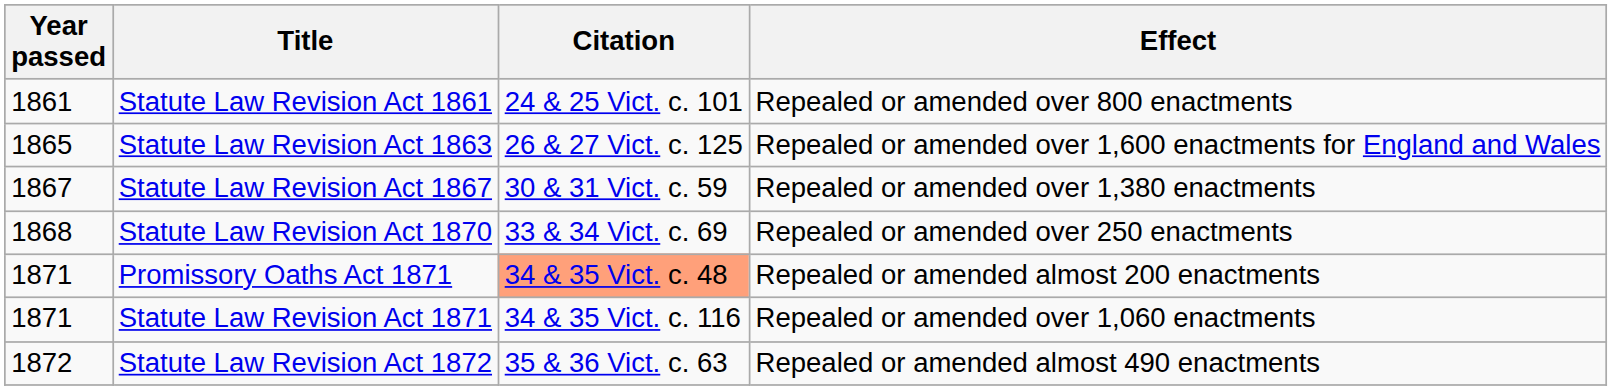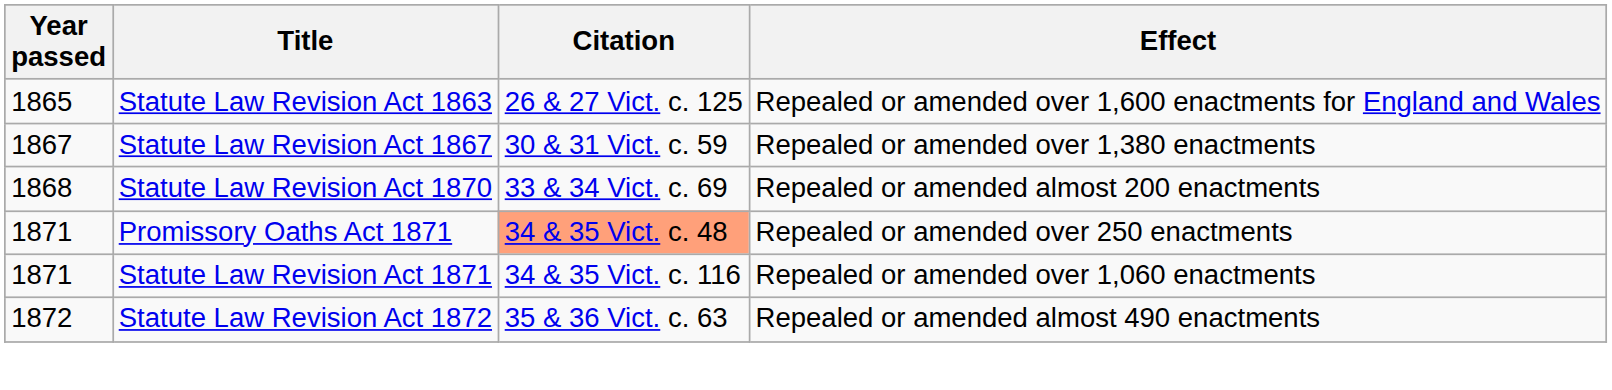- row: (305, 100)
(1024, 231) Repealed or amended over 250 enactments -> (1038, 188) Repealed or amended almost 200 enactments
(1038, 275) Repealed or amended almost 200 enactments -> (1024, 231) Repealed or amended over 250 enactments
